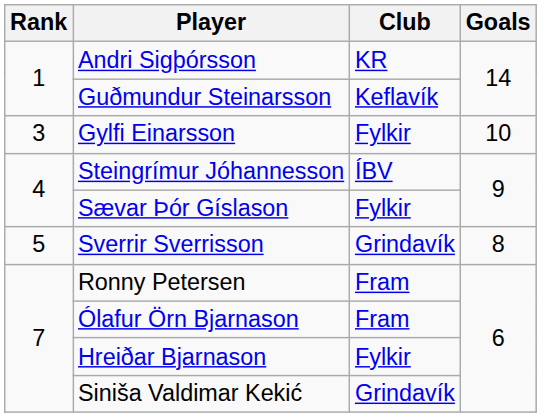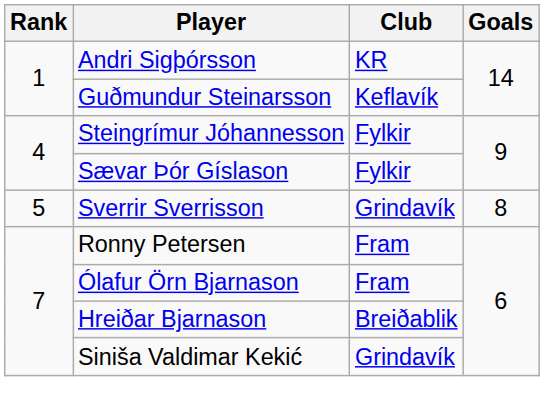- row: (157, 134)
(374, 171) ÍBV -> (383, 134) Fylkir
(383, 356) Fylkir -> (406, 319) Breiðablik
